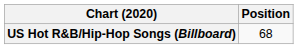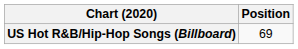(266, 33) 68 -> (266, 33) 69
